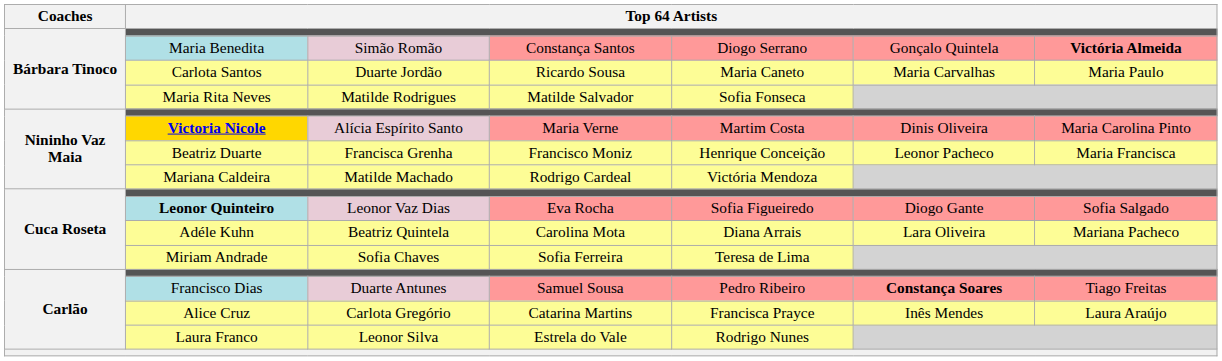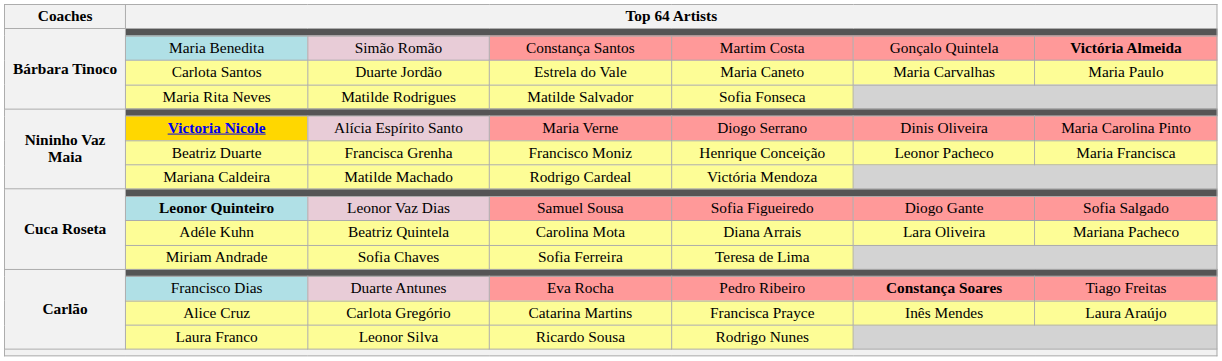(762, 48) Diogo Serrano -> (762, 48) Martim Costa
(580, 72) Ricardo Sousa -> (580, 72) Estrela do Vale
(762, 128) Martim Costa -> (762, 128) Diogo Serrano
(580, 208) Eva Rocha -> (580, 208) Samuel Sousa
(580, 288) Samuel Sousa -> (580, 288) Eva Rocha
(580, 337) Estrela do Vale -> (580, 337) Ricardo Sousa
